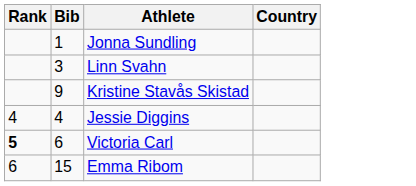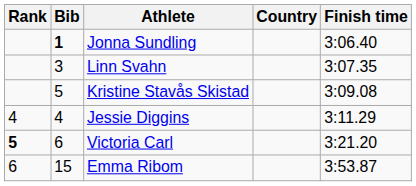+ column: (366, 17)
(59, 42) normal -> (59, 42) bold
(59, 92) 9 -> (59, 92) 5
